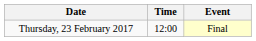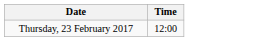- column: (218, 12)
